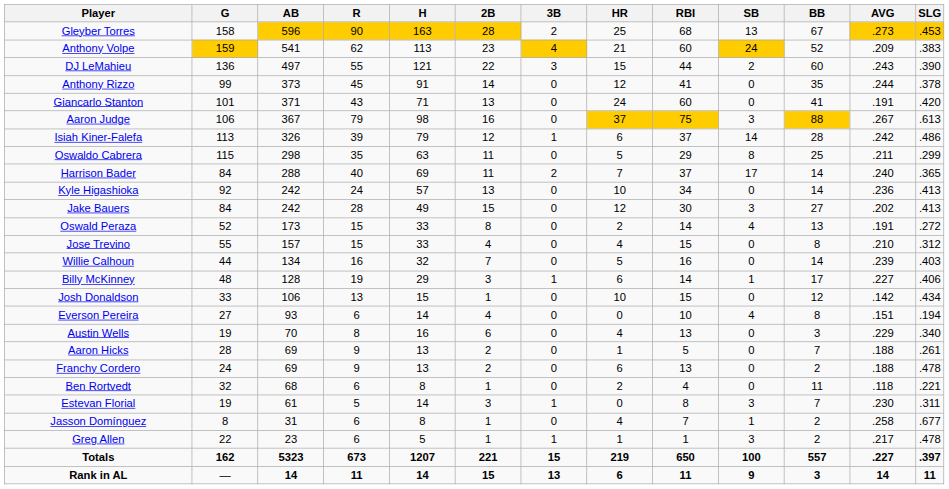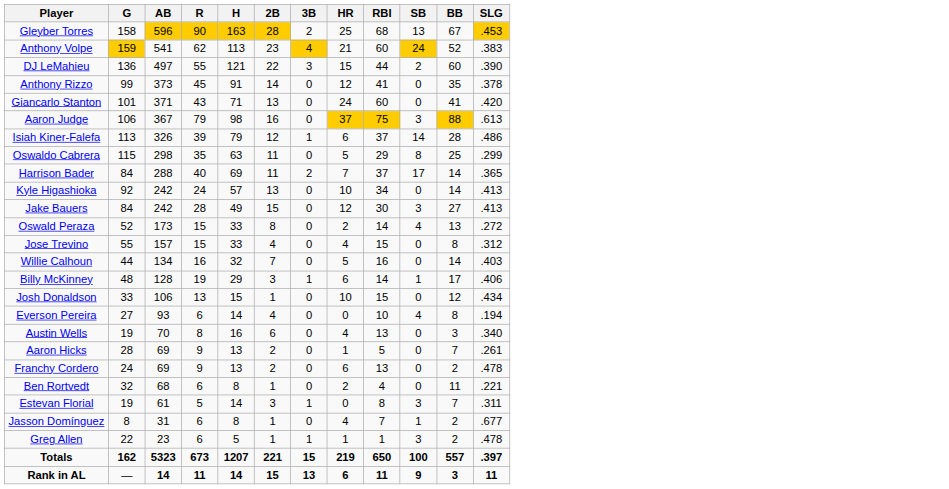- column: (883, 13)
